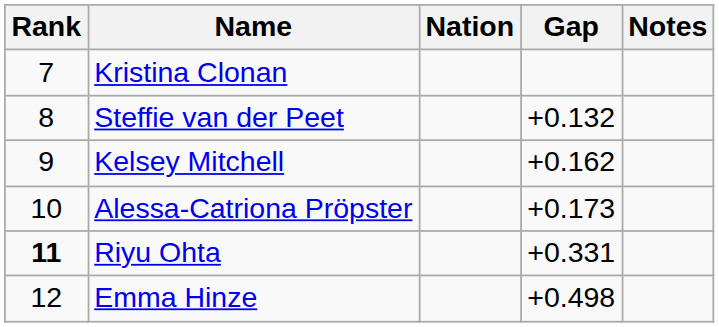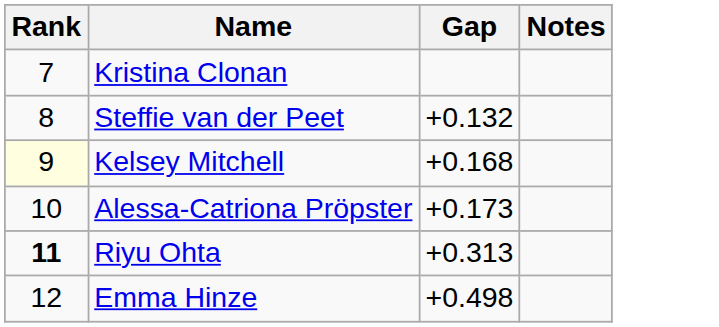- column: (470, 27)
(46, 162) no background -> (46, 162) lightyellow background
(571, 162) +0.162 -> (469, 162) +0.168
(571, 252) +0.331 -> (469, 252) +0.313
